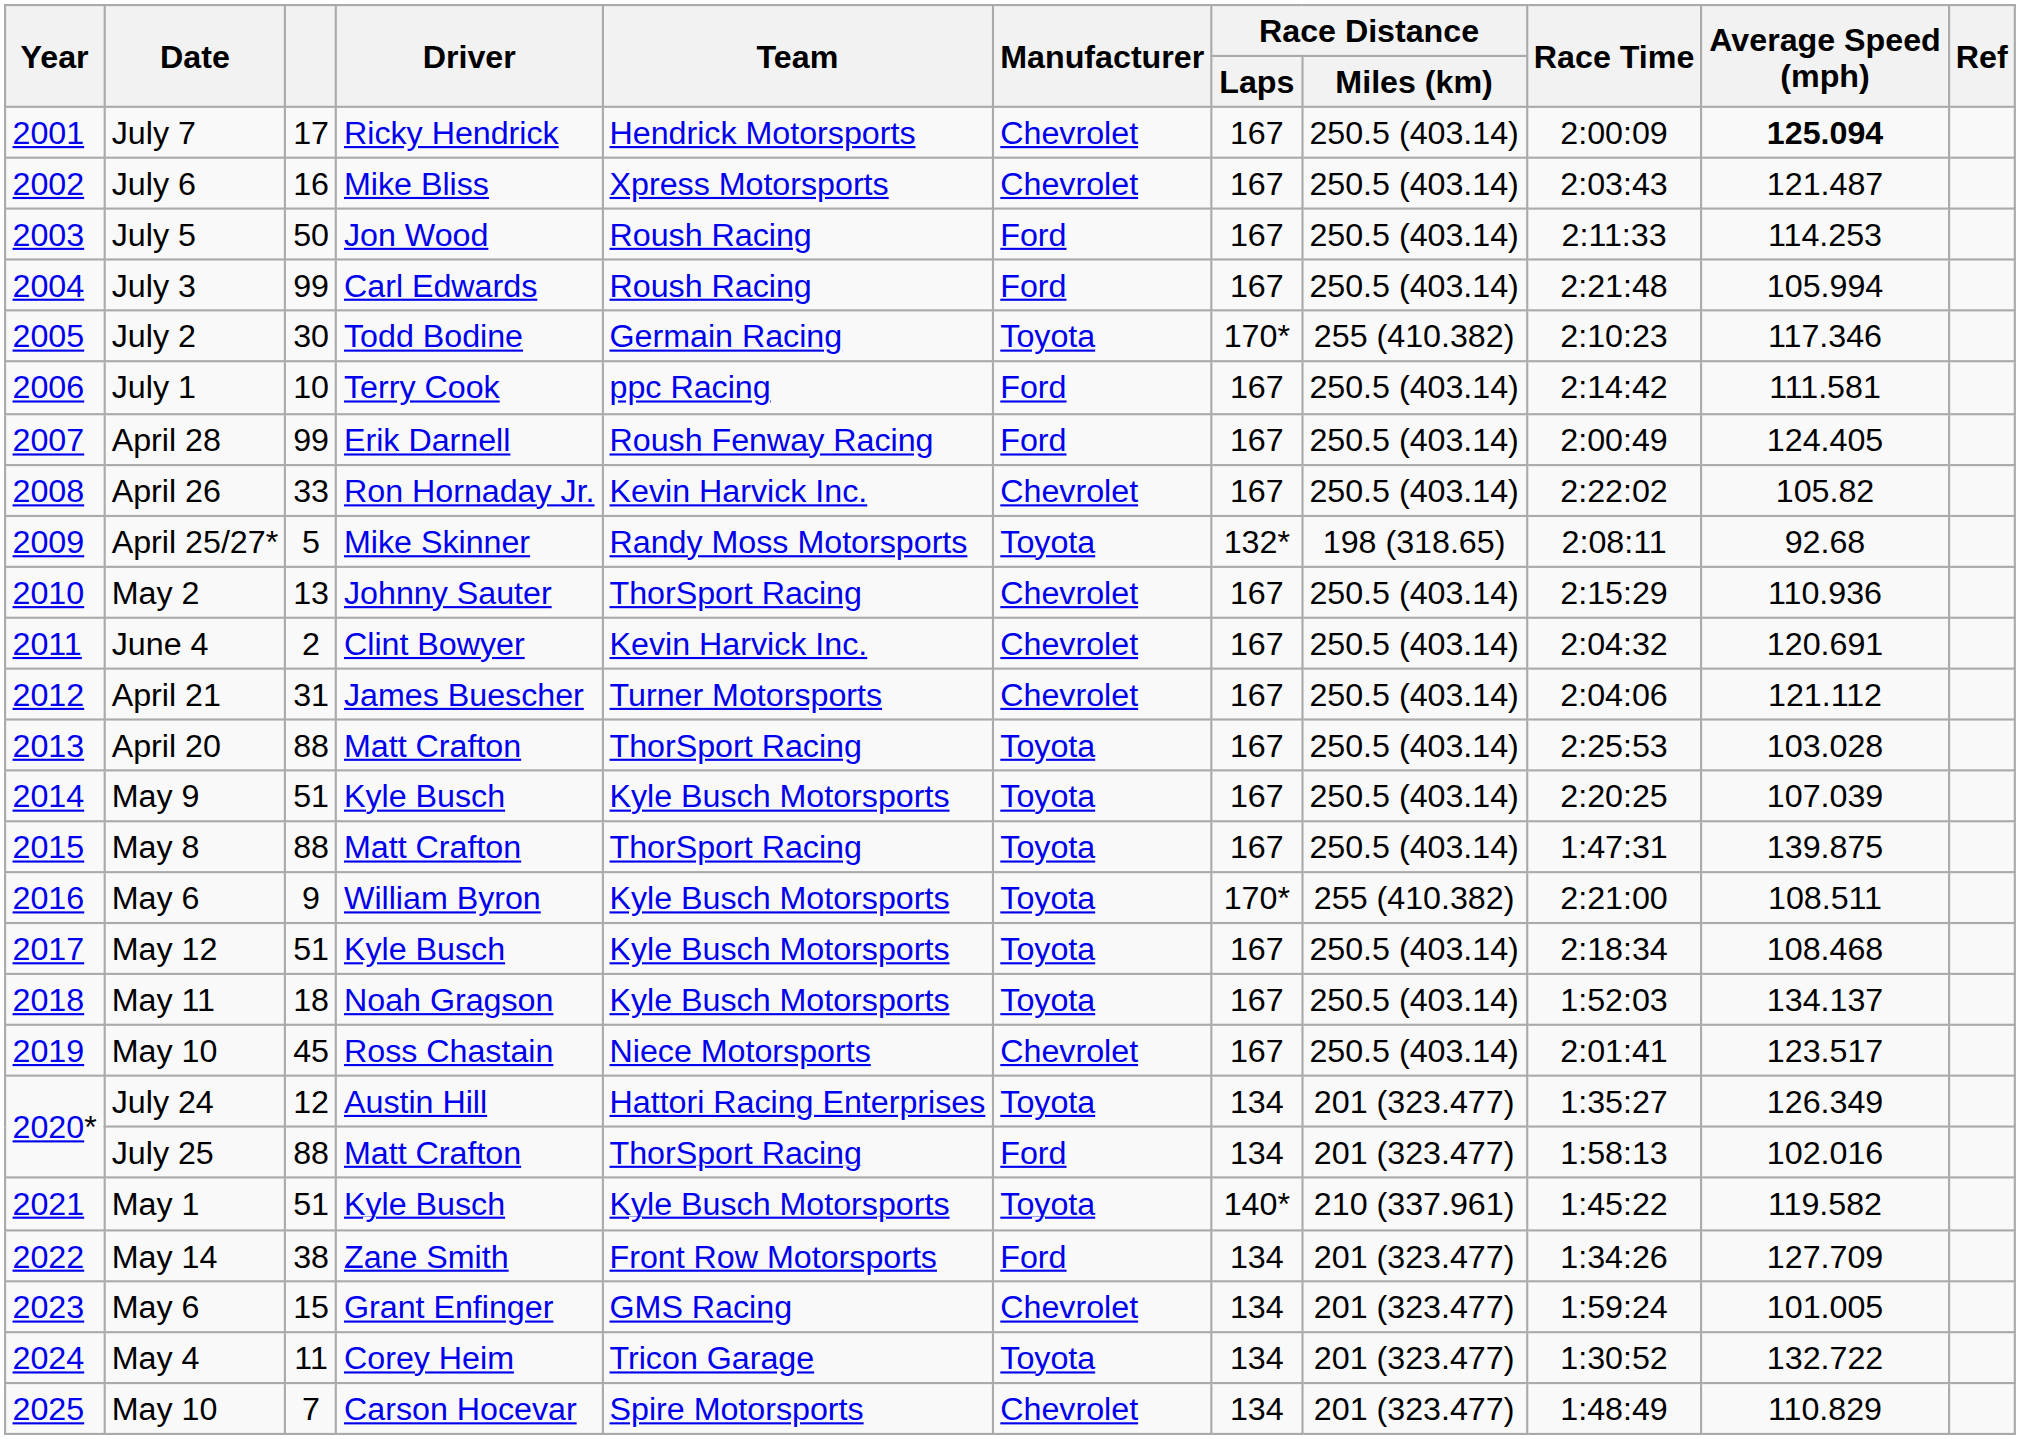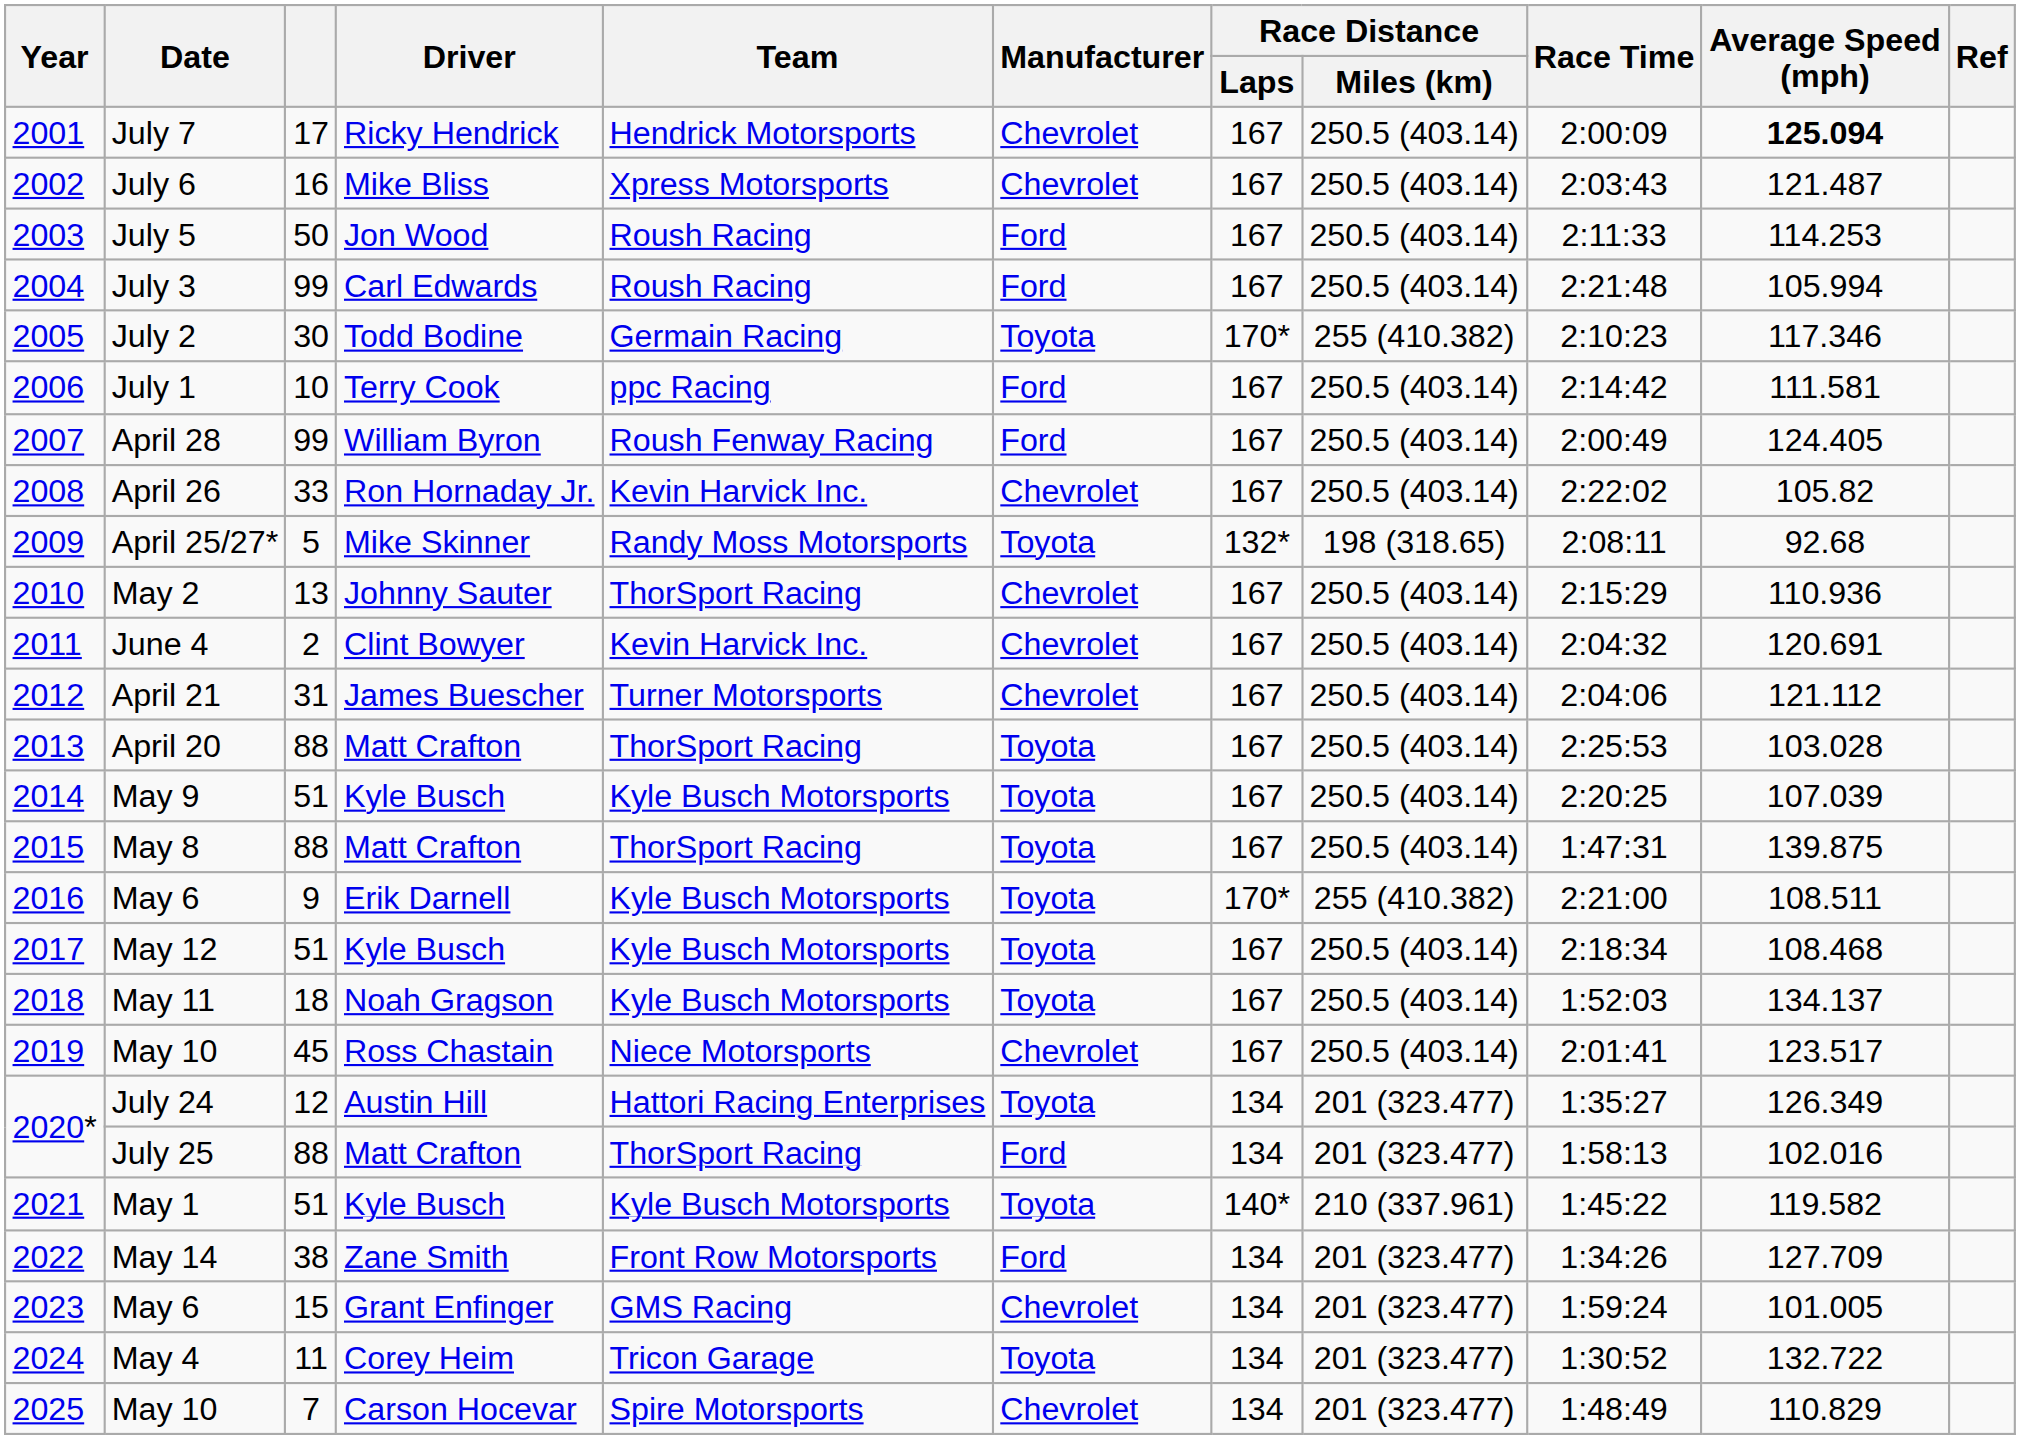(427, 439) Erik Darnell -> (442, 439) William Byron
(442, 898) William Byron -> (427, 898) Erik Darnell
